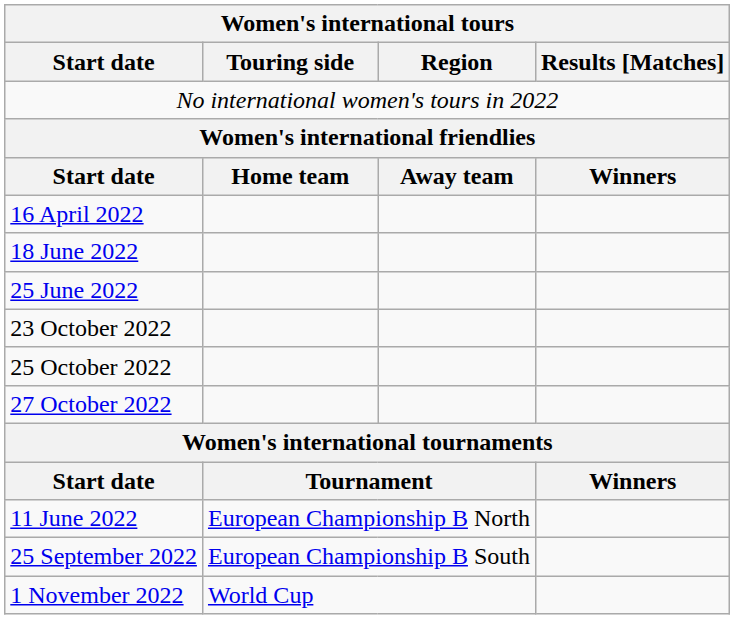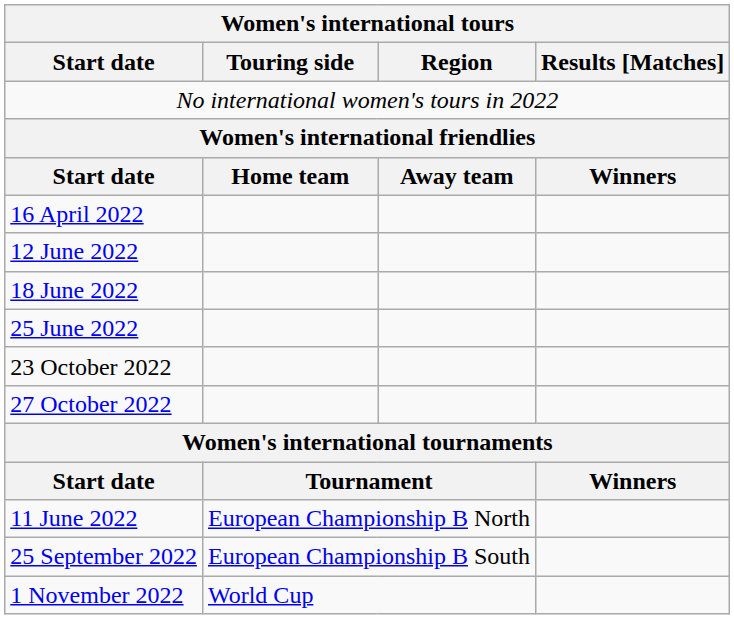+ row: (74, 251)
- row: (91, 366)
